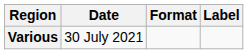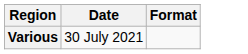- column: (221, 15)
